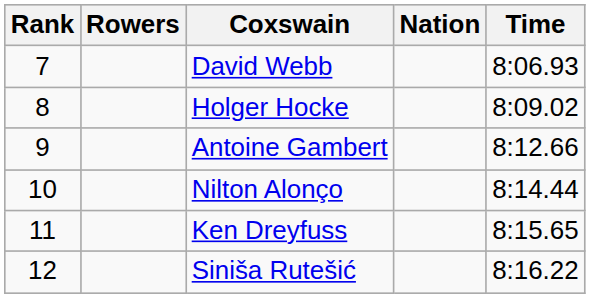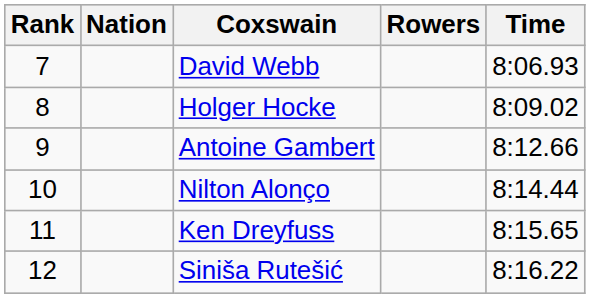columns swapped: (133, 25) <-> (440, 25)
